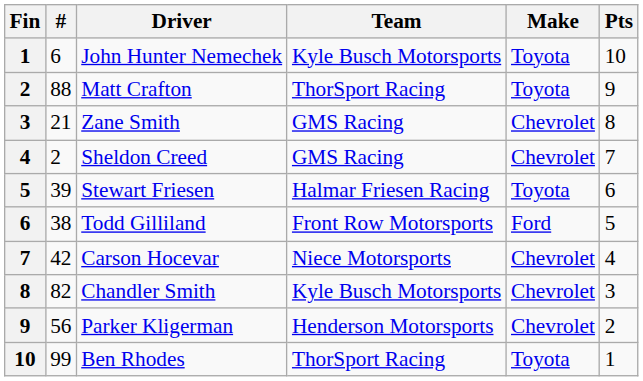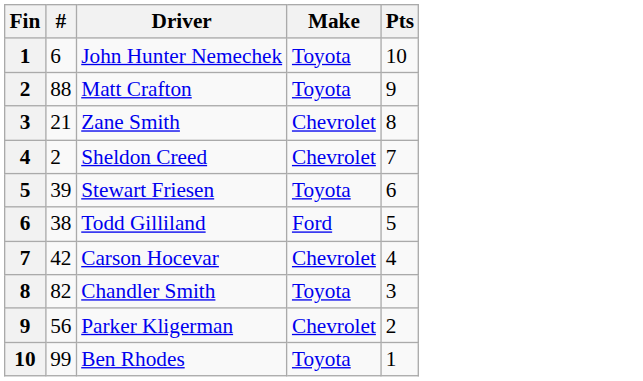- column: (397, 21)
(553, 291) Chevrolet -> (321, 291) Toyota
